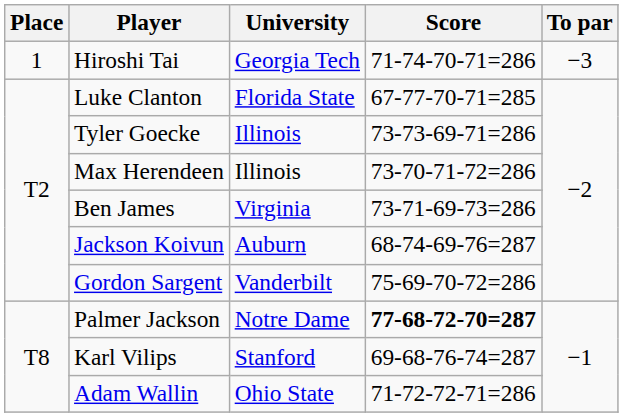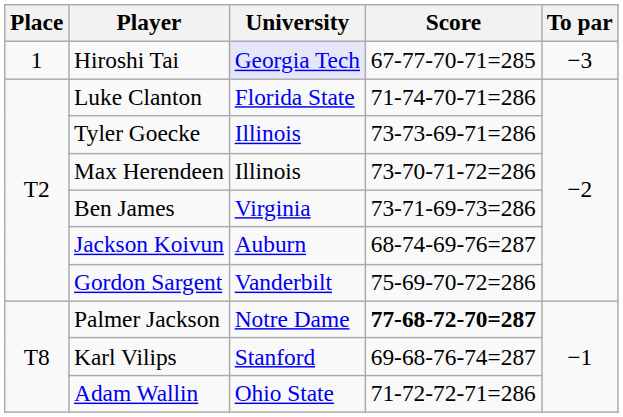(297, 60) no background -> (297, 60) lavender background
(453, 60) 71-74-70-71=286 -> (453, 60) 67-77-70-71=285
(453, 97) 67-77-70-71=285 -> (453, 97) 71-74-70-71=286
